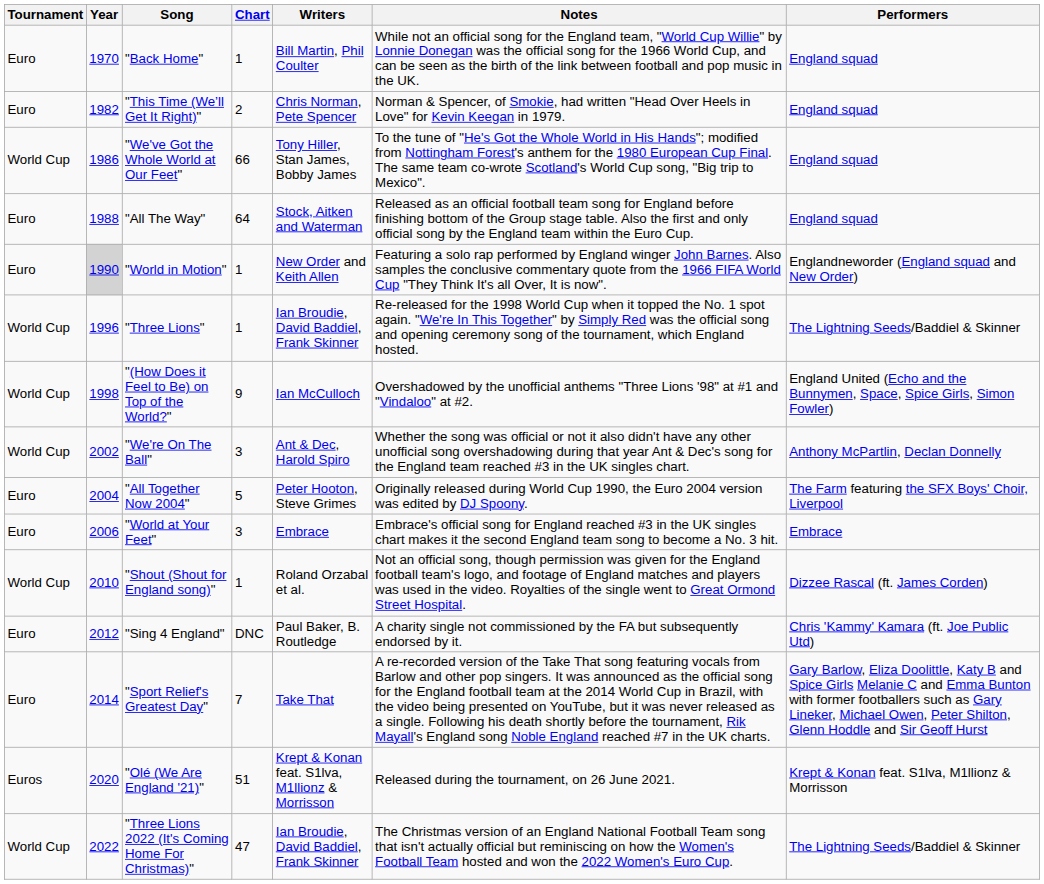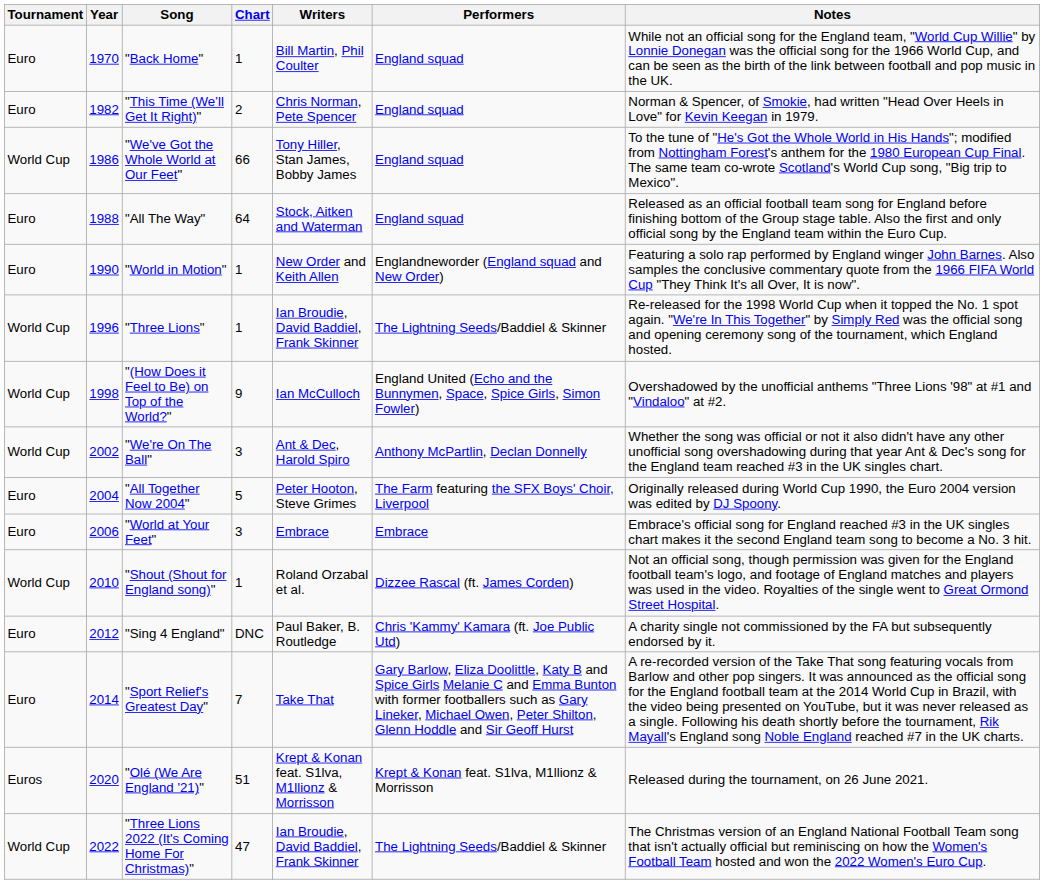columns swapped: (913, 15) <-> (579, 15)
(104, 269) lightgrey background -> (104, 269) no background
